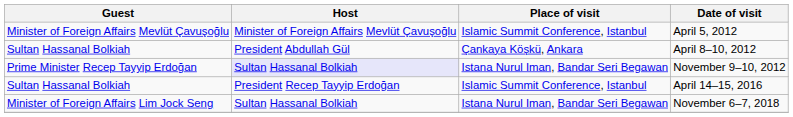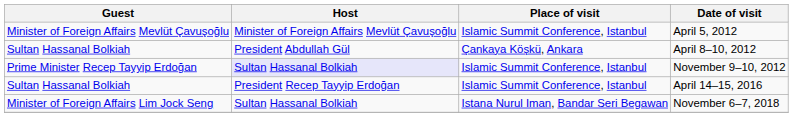(565, 67) Istana Nurul Iman, Bandar Seri Begawan -> (554, 67) Islamic Summit Conference, Istanbul
